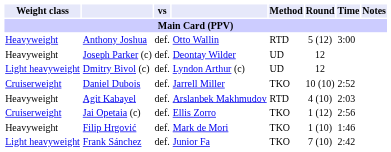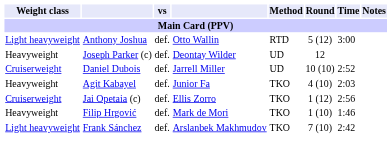(32, 40) Heavyweight -> (43, 40) Light heavyweight
- row: (116, 69)
(280, 84) TKO -> (277, 69) UD
(220, 98) Arslanbek Makhmudov -> (191, 84) Junior Fa
(279, 98) RTD -> (280, 84) TKO
(191, 142) Junior Fa -> (220, 127) Arslanbek Makhmudov
